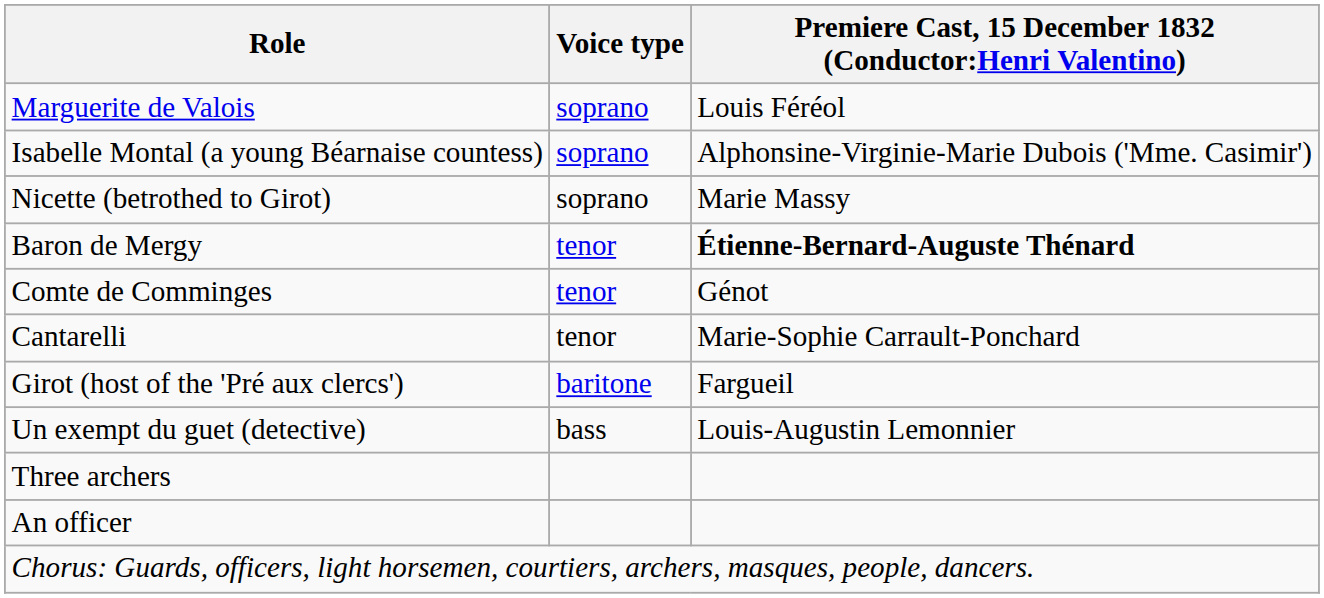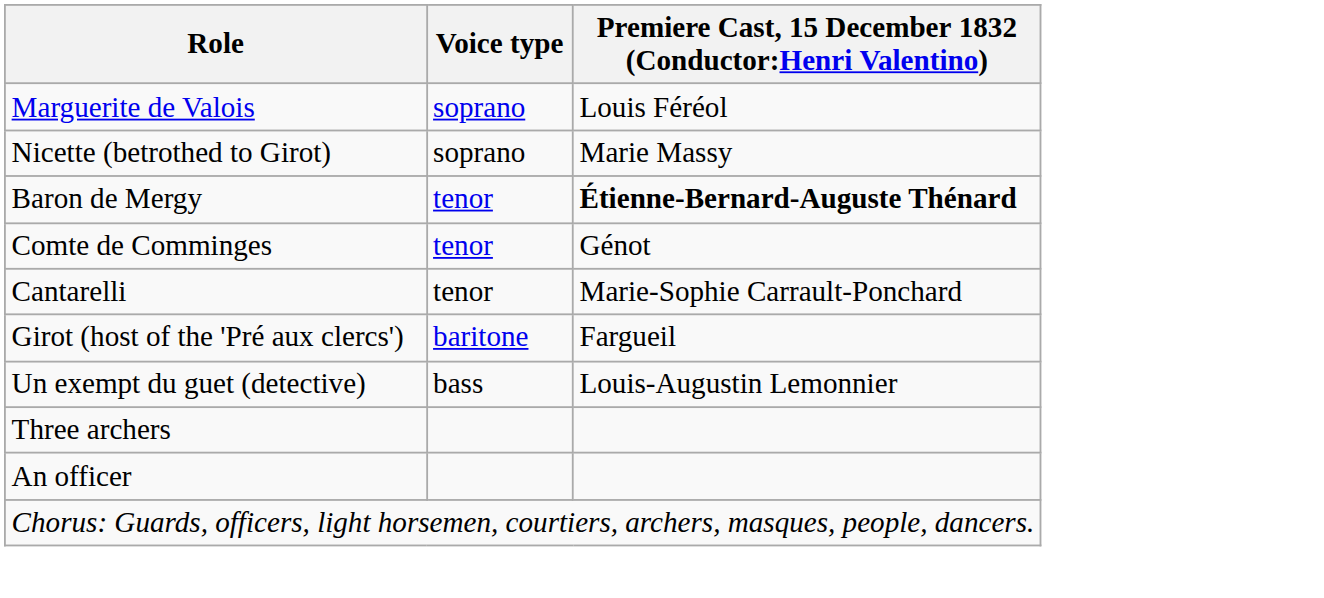- row: (277, 152)
